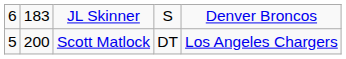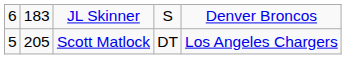(37, 41) 200 -> (37, 41) 205
